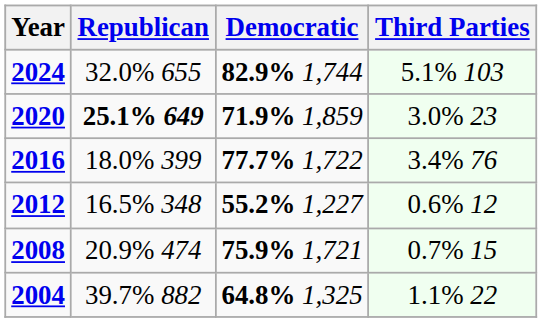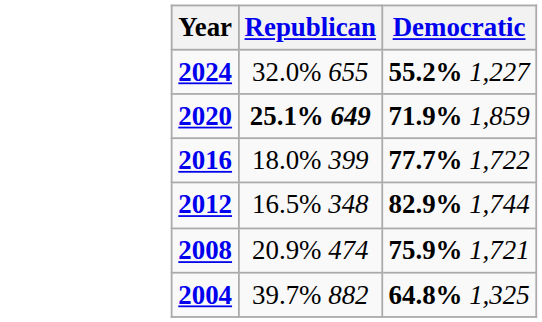- column: (452, 27)
(292, 71) 82.9% 1,744 -> (459, 71) 55.2% 1,227
(292, 205) 55.2% 1,227 -> (459, 205) 82.9% 1,744
